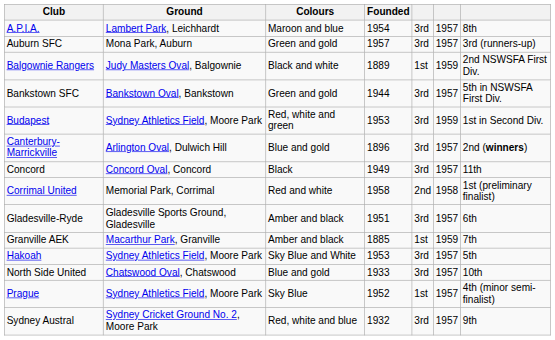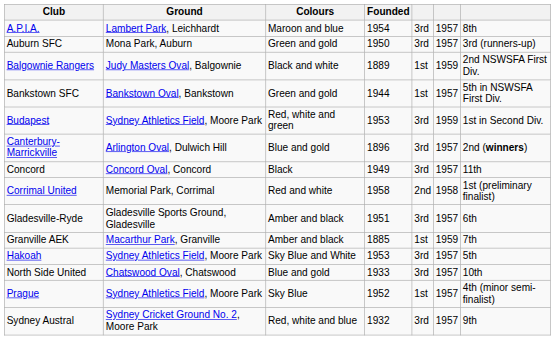(378, 44) 1957 -> (378, 44) 1950
(422, 93) 3rd -> (421, 93) 1st
